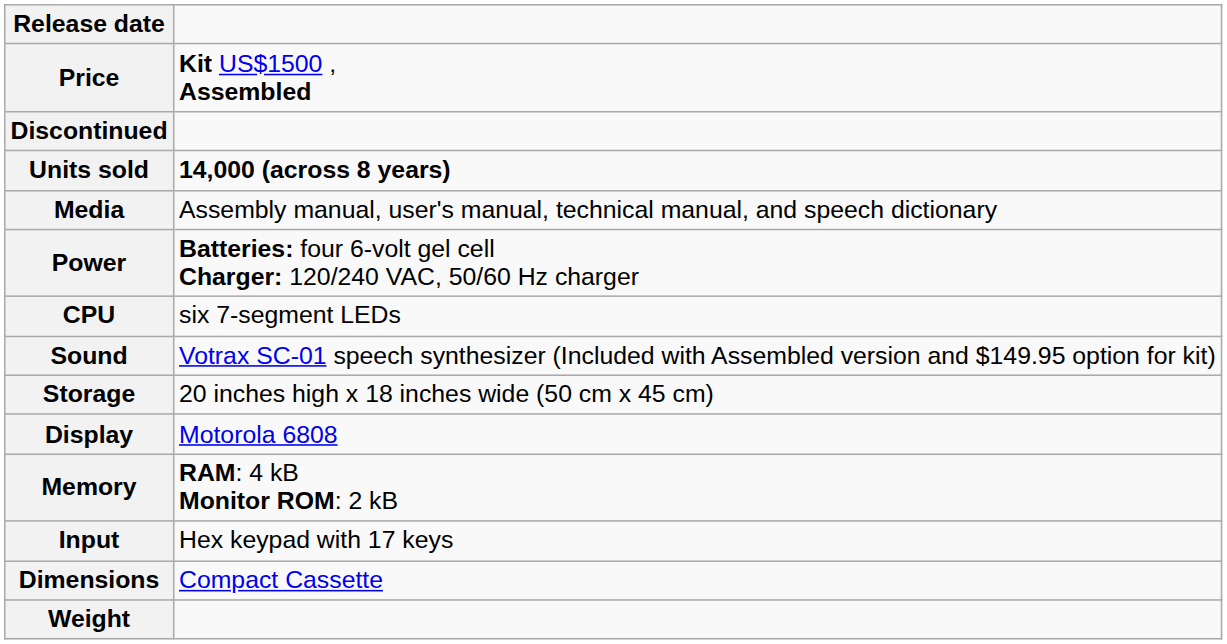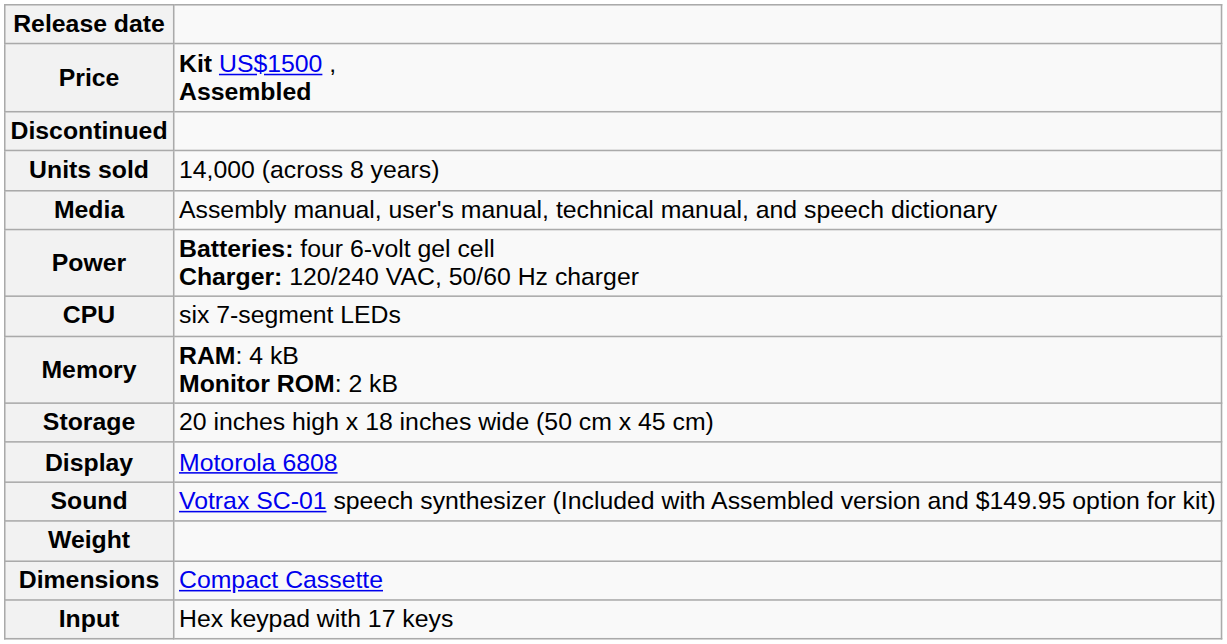(315, 170) bold -> (309, 170) normal
rows swapped: (89, 487) <-> (89, 355)
rows swapped: (89, 540) <-> (89, 619)
